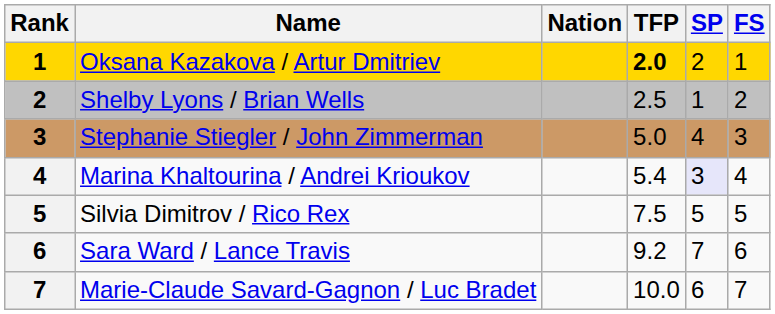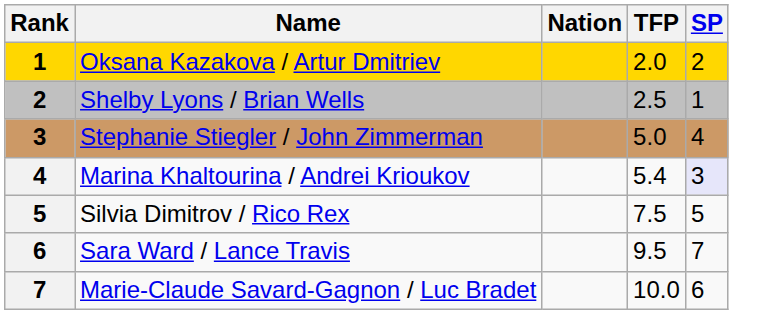- column: (749, 23)
(650, 61) bold -> (650, 61) normal
(650, 251) 9.2 -> (650, 251) 9.5
